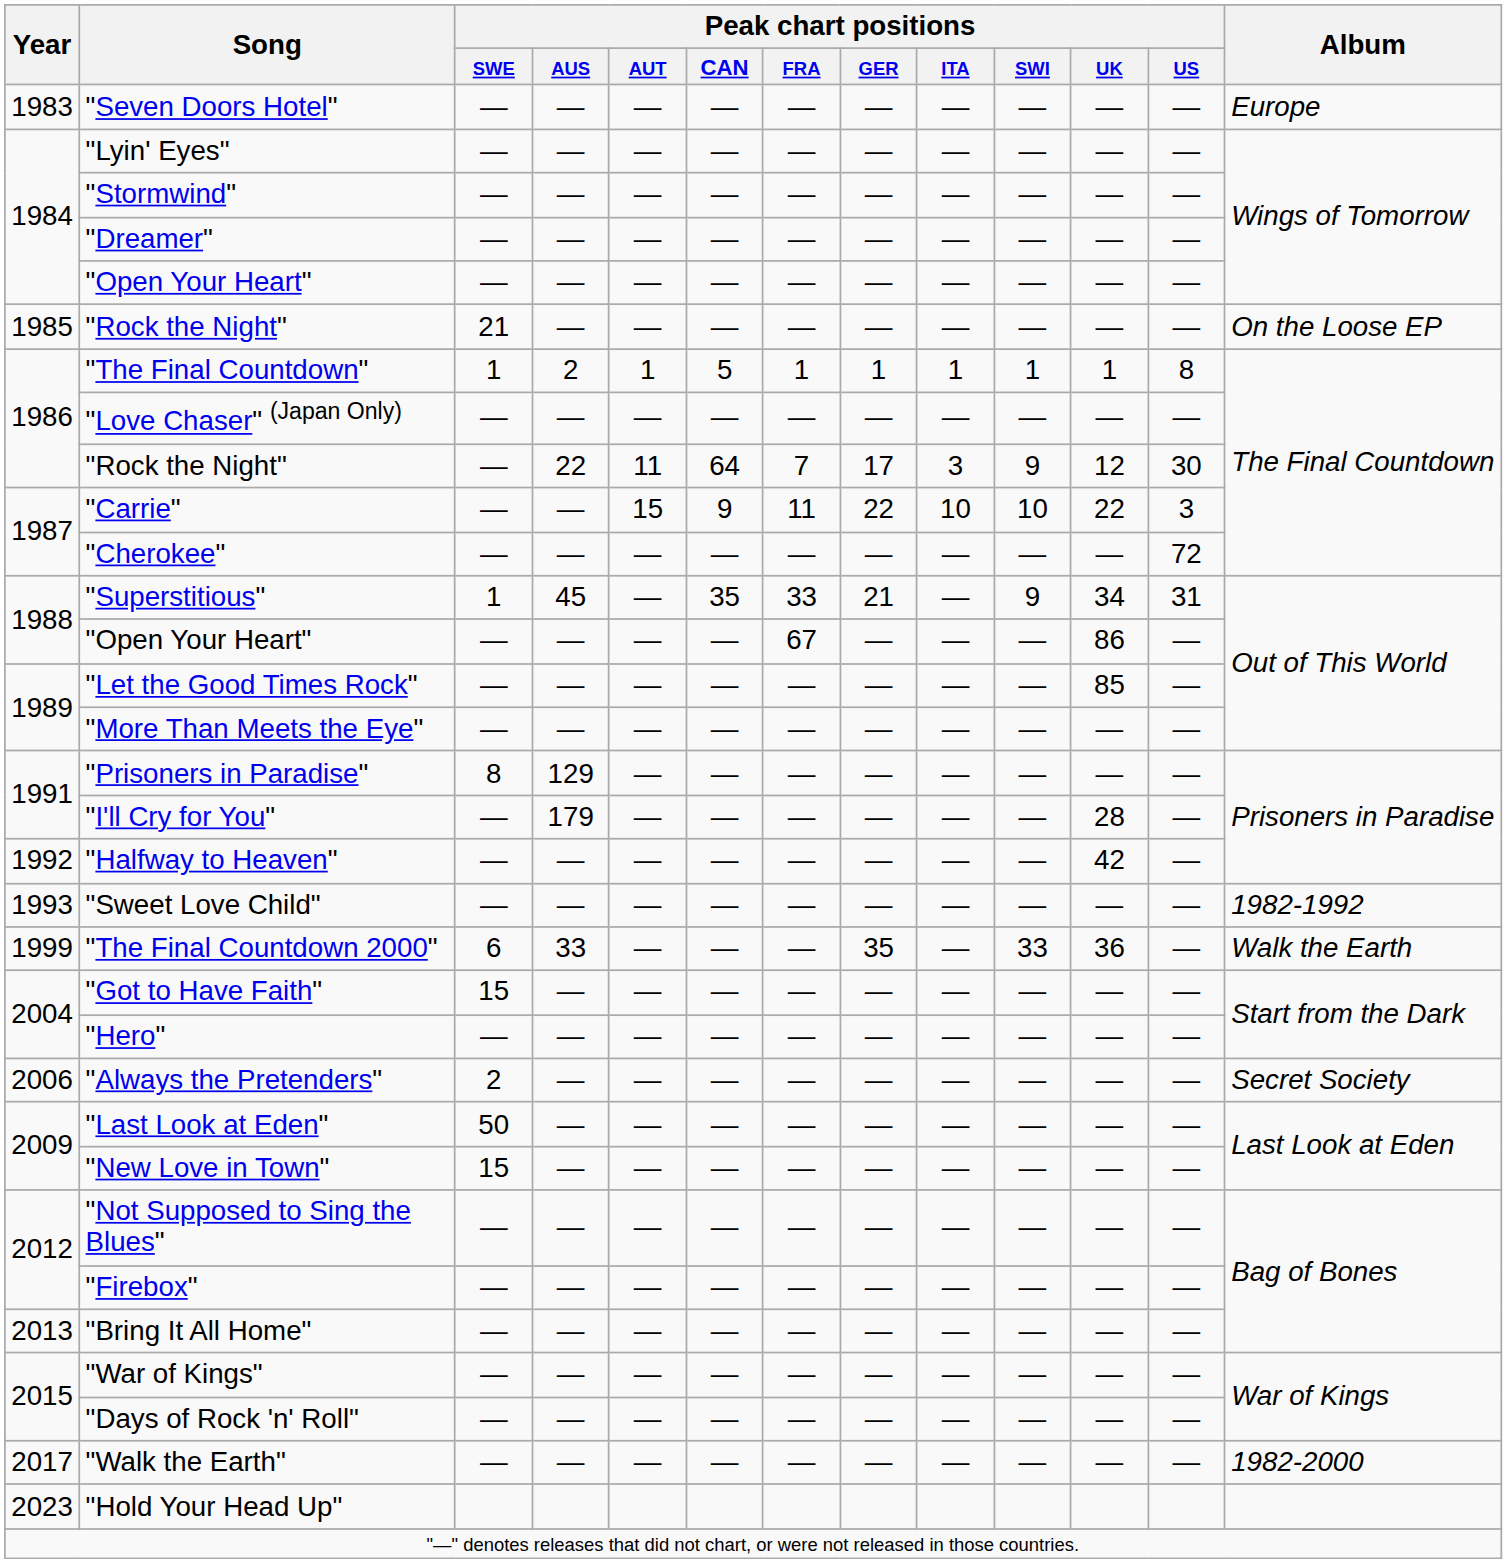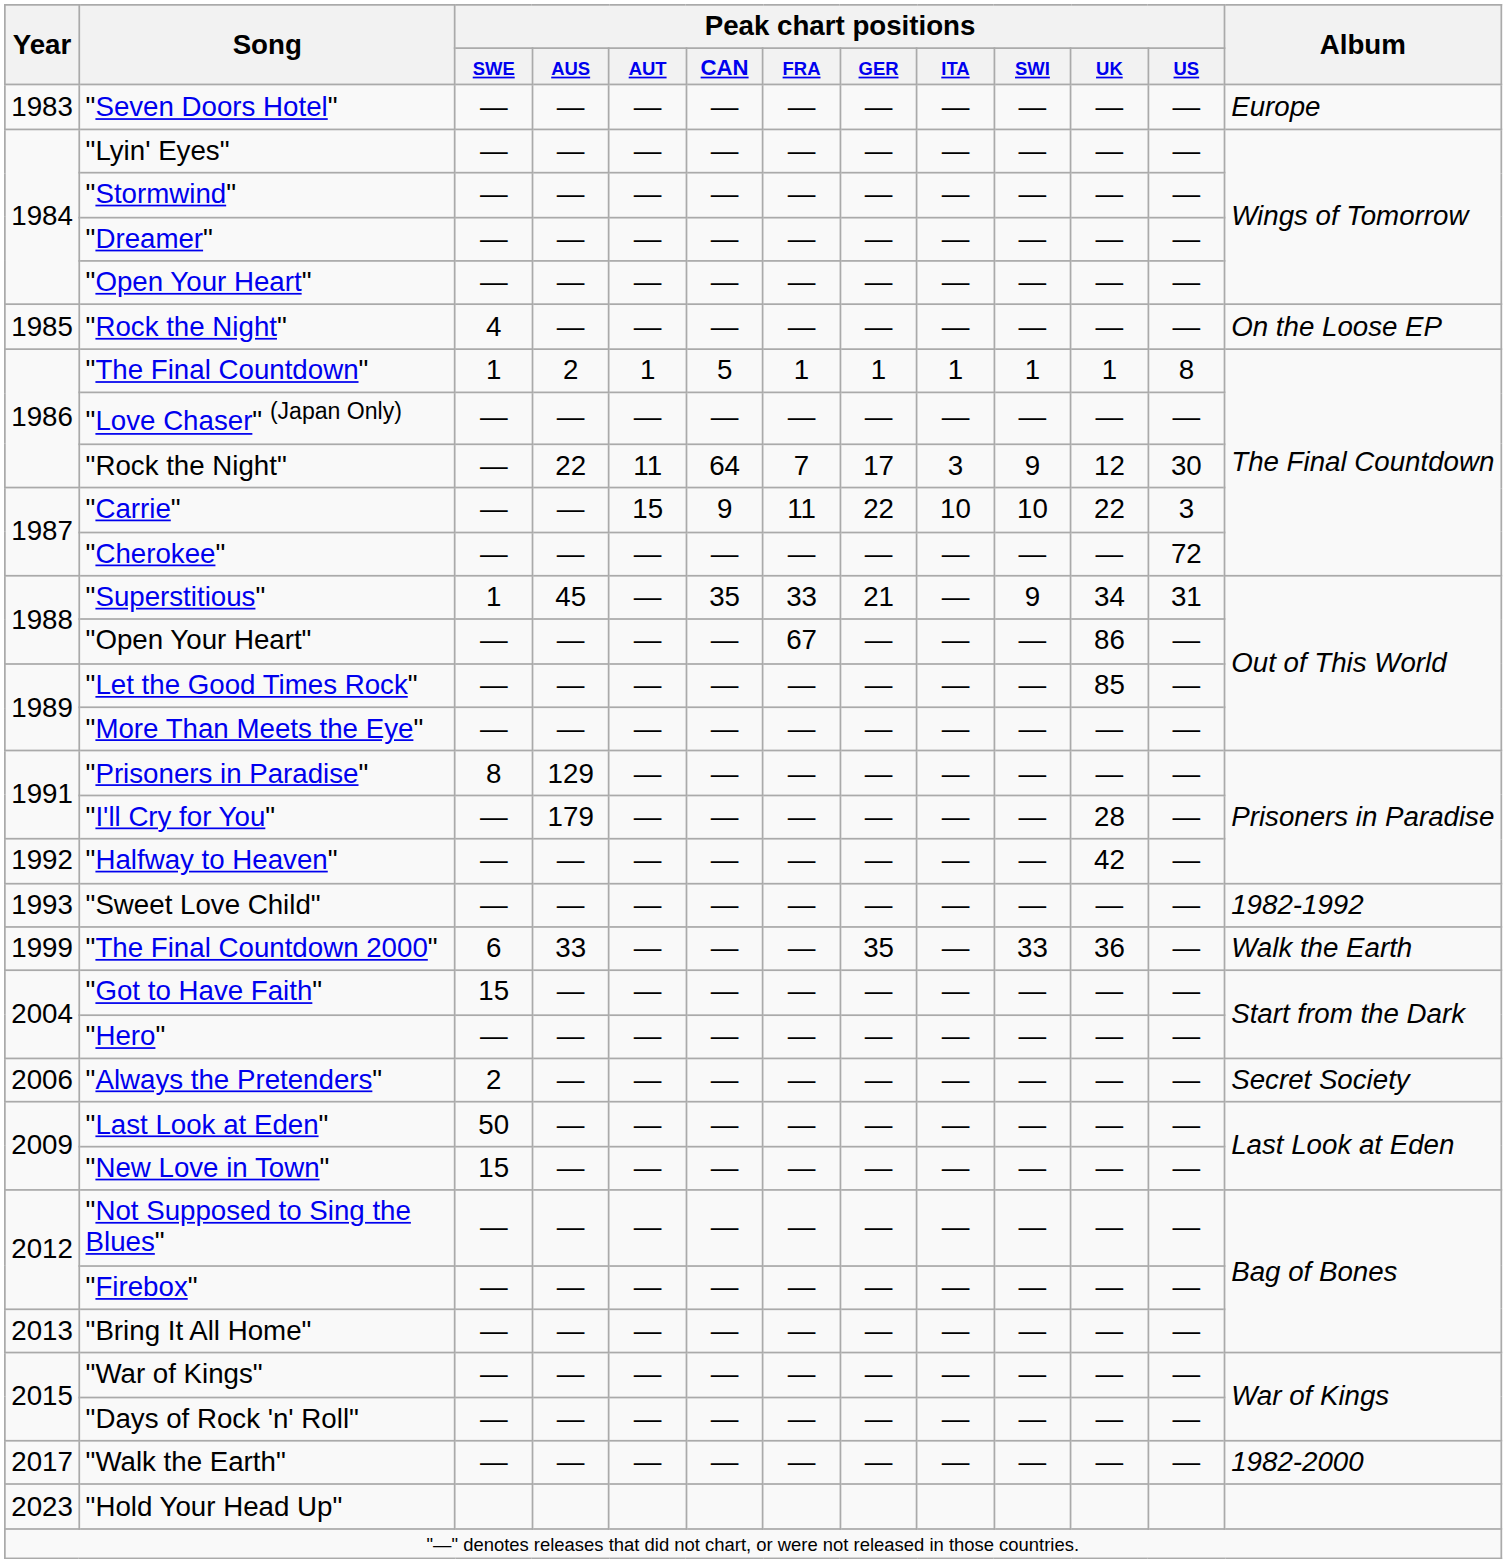(494, 326) 21 -> (494, 326) 4
